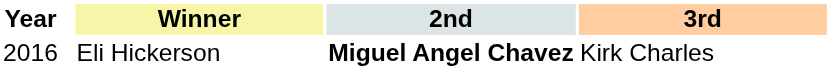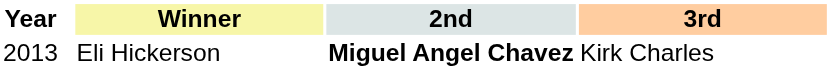(31, 53) 2016 -> (31, 53) 2013
